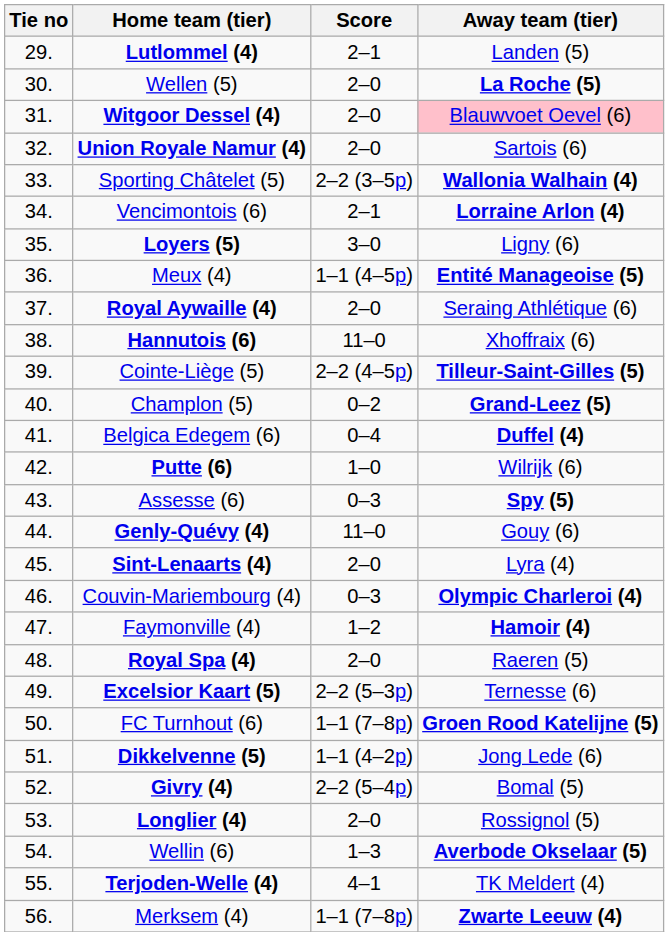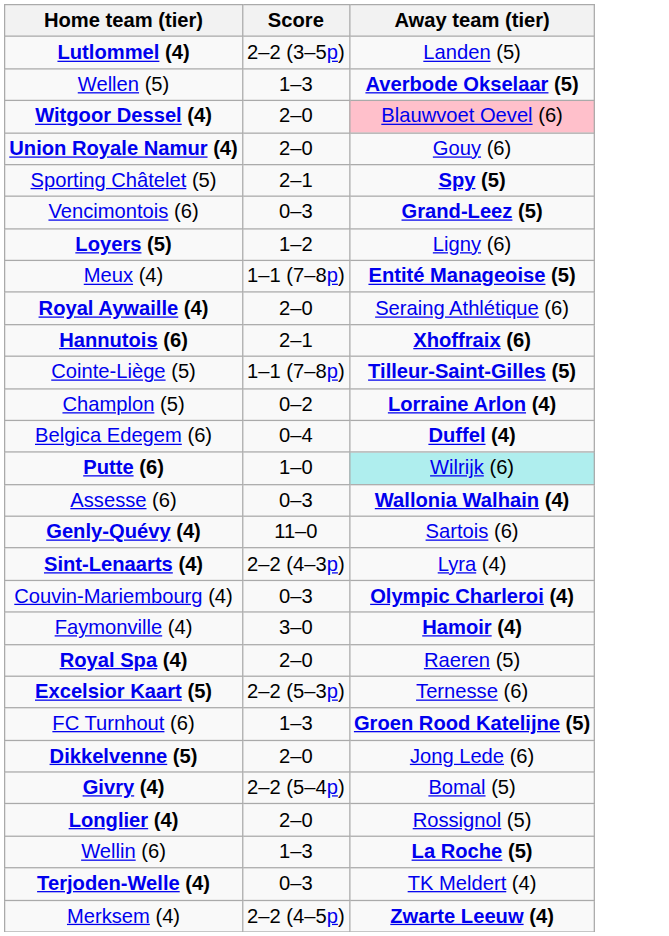- column: (39, 20)
(364, 52) 2–1 -> (296, 52) 2–2 (3–5p)
(364, 84) 2–0 -> (296, 84) 1–3
(540, 84) La Roche (5) -> (472, 84) Averbode Okselaar (5)
(540, 148) Sartois (6) -> (472, 148) Gouy (6)
(364, 180) 2–2 (3–5p) -> (296, 180) 2–1
(540, 180) Wallonia Walhain (4) -> (472, 180) Spy (5)
(364, 212) 2–1 -> (296, 212) 0–3
(540, 212) Lorraine Arlon (4) -> (472, 212) Grand-Leez (5)
(364, 244) 3–0 -> (296, 244) 1–2
(364, 276) 1–1 (4–5p) -> (296, 276) 1–1 (7–8p)
(364, 340) 11–0 -> (296, 340) 2–1
(540, 340) normal -> (472, 340) bold
(364, 372) 2–2 (4–5p) -> (296, 372) 1–1 (7–8p)
(540, 404) Grand-Leez (5) -> (472, 404) Lorraine Arlon (4)
(540, 468) no background -> (472, 468) paleturquoise background
(540, 500) Spy (5) -> (472, 500) Wallonia Walhain (4)
(540, 532) Gouy (6) -> (472, 532) Sartois (6)
(364, 564) 2–0 -> (296, 564) 2–2 (4–3p)
(364, 627) 1–2 -> (296, 627) 3–0
(364, 723) 1–1 (7–8p) -> (296, 723) 1–3
(364, 755) 1–1 (4–2p) -> (296, 755) 2–0
(540, 851) Averbode Okselaar (5) -> (472, 851) La Roche (5)
(364, 883) 4–1 -> (296, 883) 0–3
(364, 915) 1–1 (7–8p) -> (296, 915) 2–2 (4–5p)
